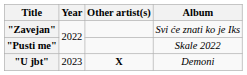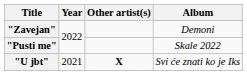(198, 29) Svi će znati ko je Iks -> (198, 29) Demoni
(72, 62) 2023 -> (72, 62) 2021
(198, 62) Demoni -> (198, 62) Svi će znati ko je Iks
